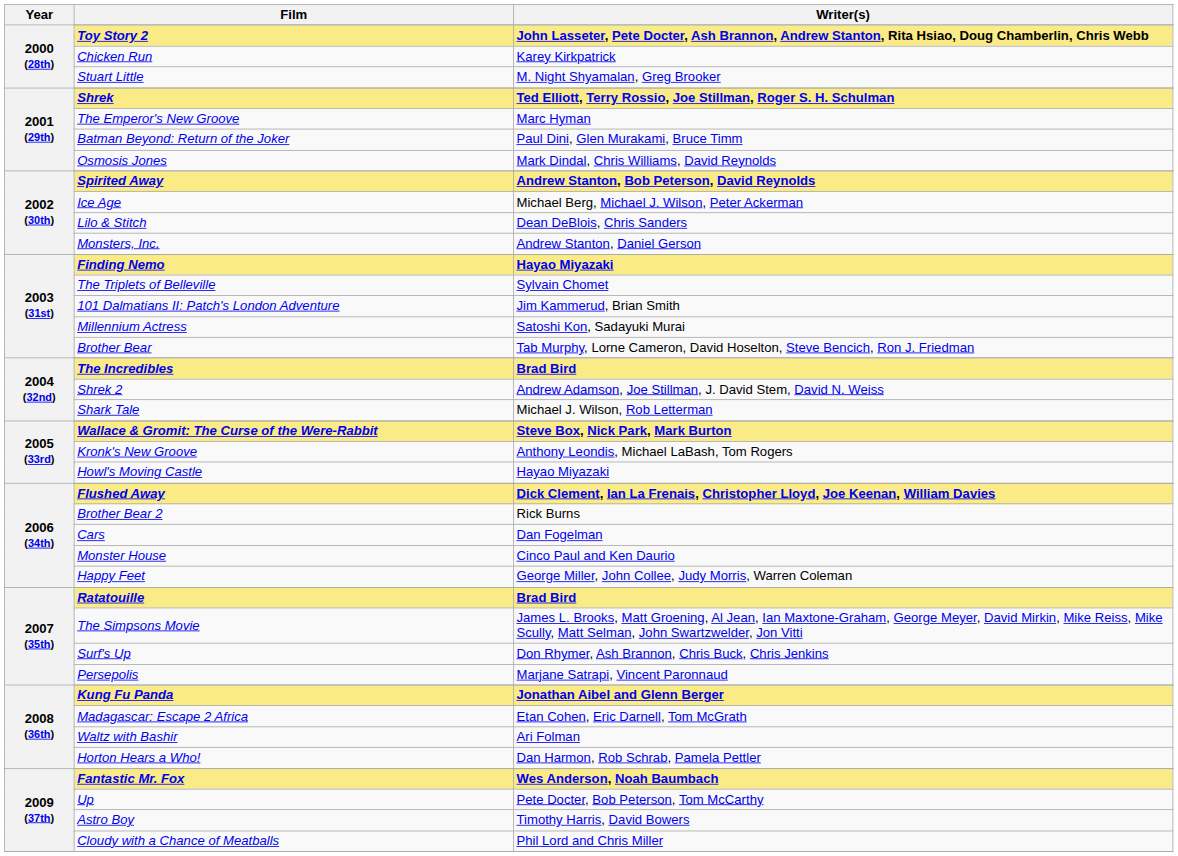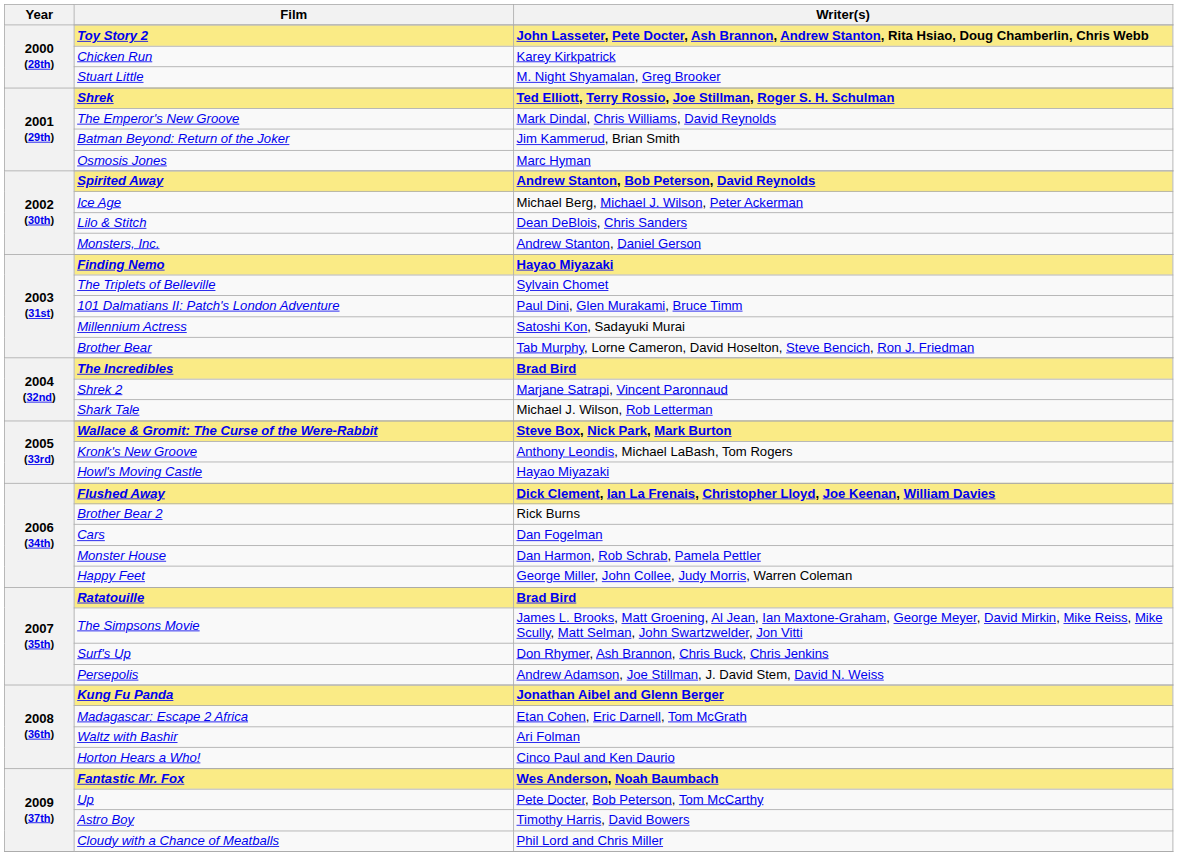(554, 118) Marc Hyman -> (646, 118) Mark Dindal, Chris Williams, David Reynolds
(630, 139) Paul Dini, Glen Murakami, Bruce Timm -> (598, 139) Jim Kammerud, Brian Smith
(646, 160) Mark Dindal, Chris Williams, David Reynolds -> (554, 160) Marc Hyman
(598, 306) Jim Kammerud, Brian Smith -> (630, 306) Paul Dini, Glen Murakami, Bruce Timm
(700, 389) Andrew Adamson, Joe Stillman, J. David Stem, David N. Weiss -> (622, 389) Marjane Satrapi, Vincent Paronnaud
(596, 555) Cinco Paul and Ken Daurio -> (639, 555) Dan Harmon, Rob Schrab, Pamela Pettler
(622, 674) Marjane Satrapi, Vincent Paronnaud -> (700, 674) Andrew Adamson, Joe Stillman, J. David Stem, David N. Weiss
(639, 757) Dan Harmon, Rob Schrab, Pamela Pettler -> (596, 757) Cinco Paul and Ken Daurio
